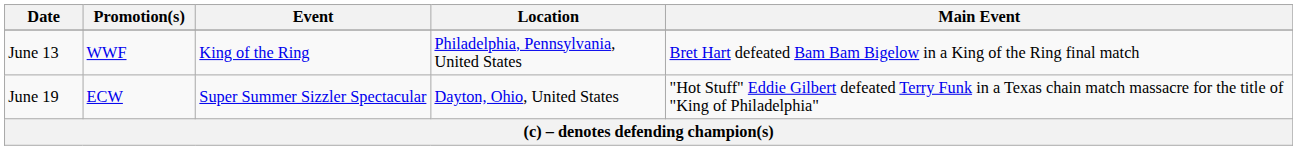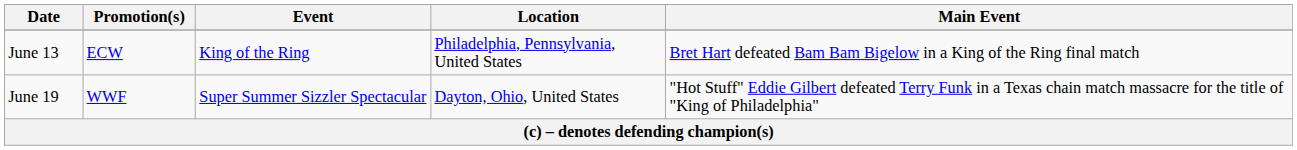(107, 52) WWF -> (105, 52) ECW
(105, 96) ECW -> (107, 96) WWF
